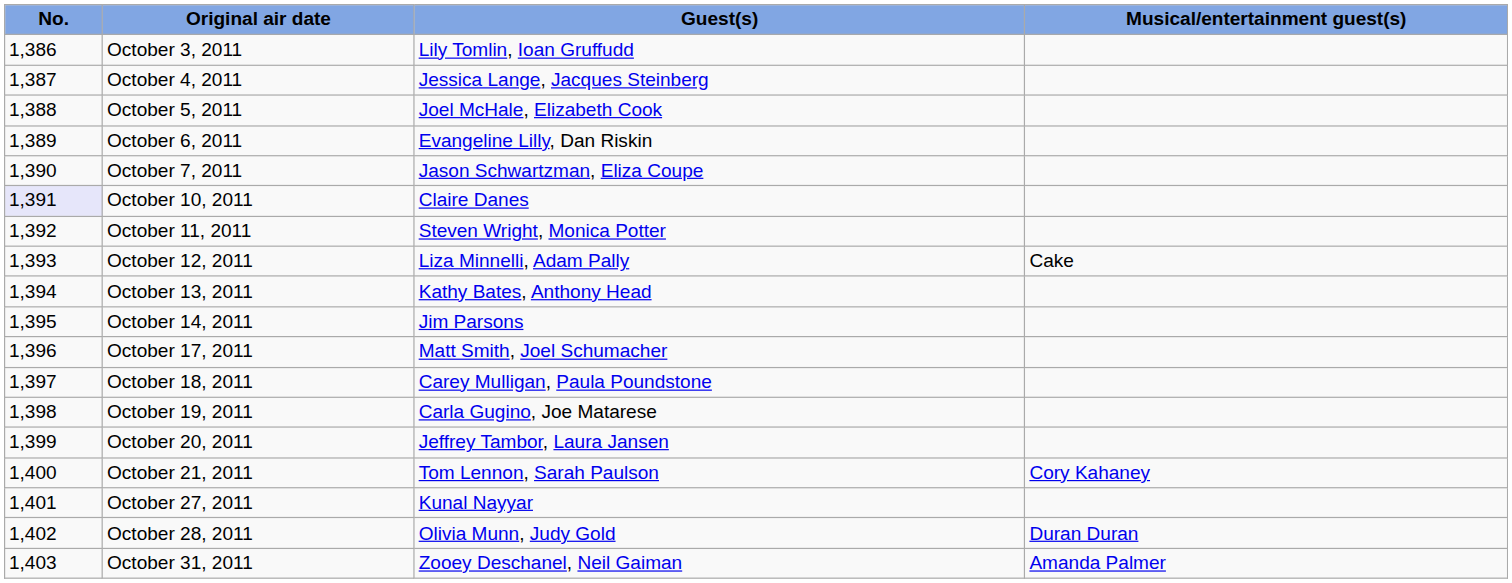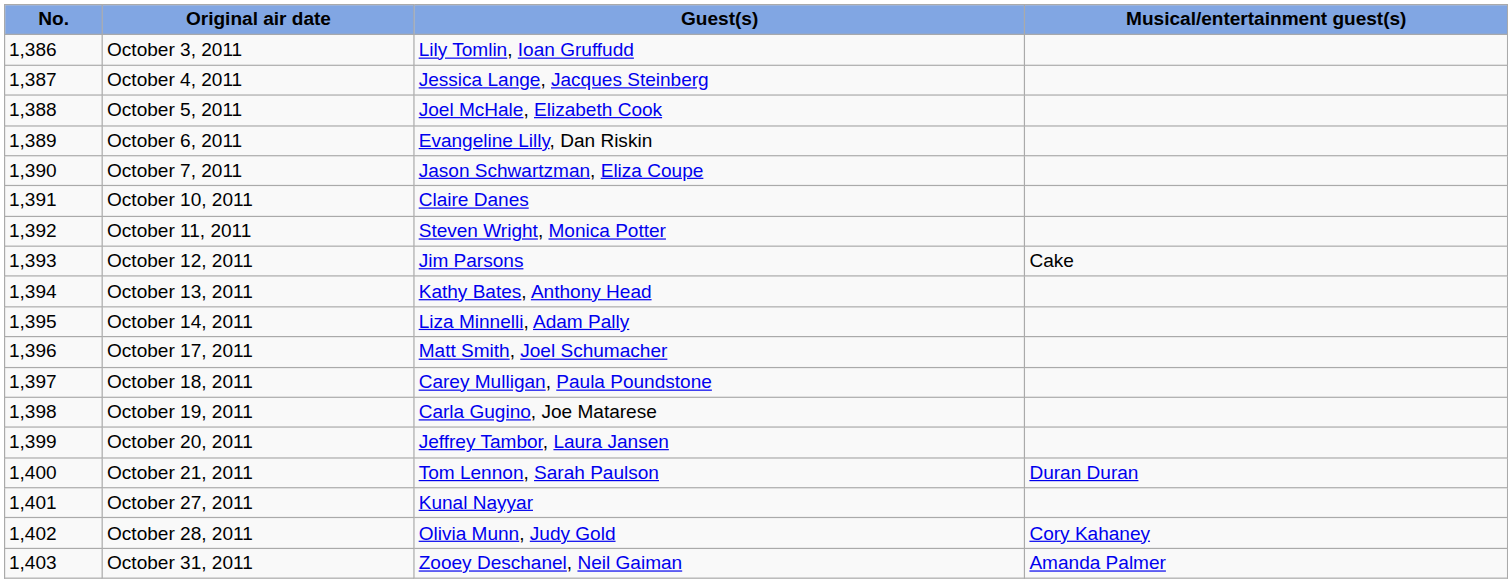(33, 200) lavender background -> (33, 200) no background
(524, 261) Liza Minnelli, Adam Pally -> (471, 261) Jim Parsons
(471, 321) Jim Parsons -> (524, 321) Liza Minnelli, Adam Pally
(1090, 472) Cory Kahaney -> (1084, 472) Duran Duran
(1084, 532) Duran Duran -> (1090, 532) Cory Kahaney
